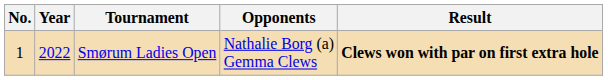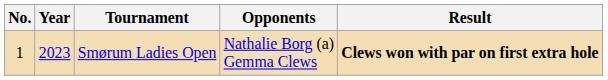(55, 53) 2022 -> (55, 53) 2023
